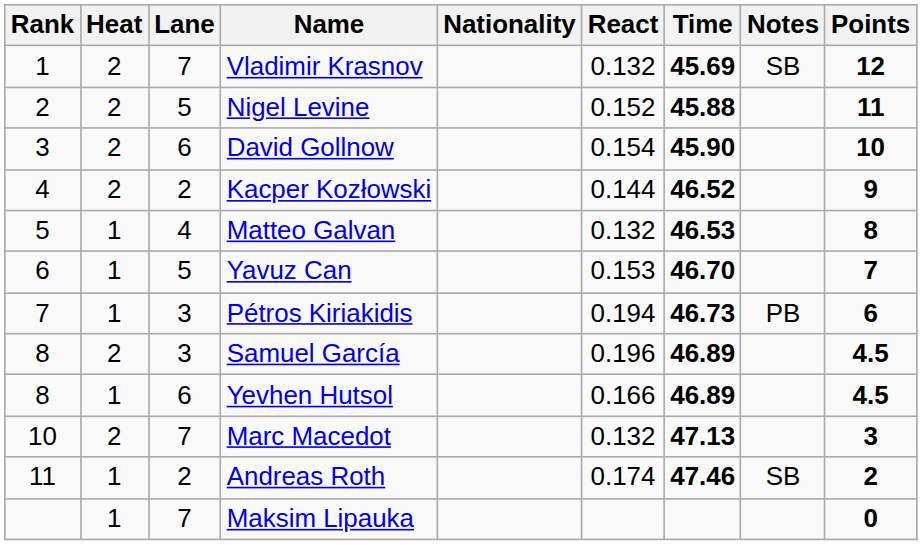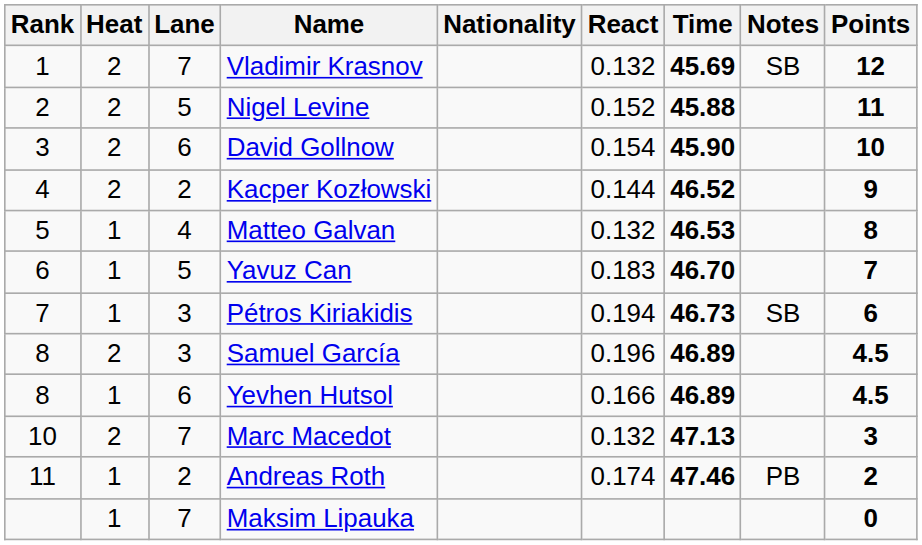(623, 271) 0.153 -> (623, 271) 0.183
(783, 312) PB -> (783, 312) SB
(783, 477) SB -> (783, 477) PB
